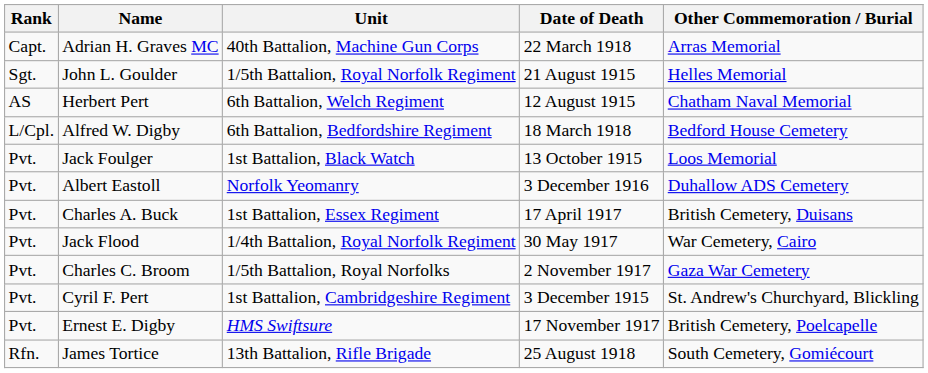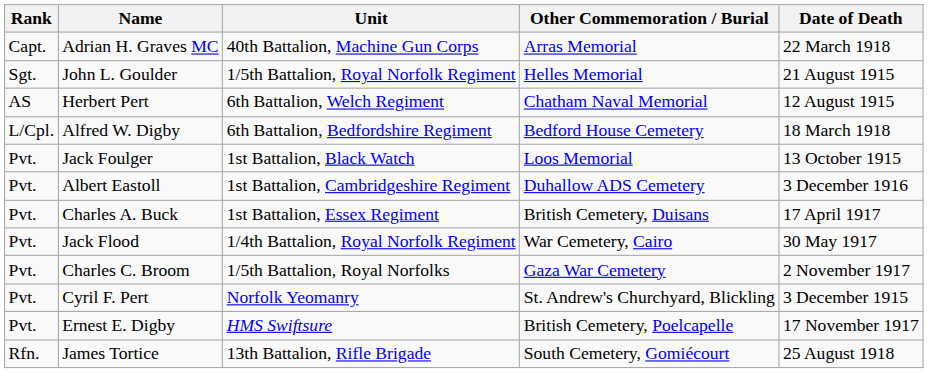columns swapped: (592, 18) <-> (793, 18)
(293, 185) Norfolk Yeomanry -> (368, 185) 1st Battalion, Cambridgeshire Regiment
(368, 297) 1st Battalion, Cambridgeshire Regiment -> (293, 297) Norfolk Yeomanry
